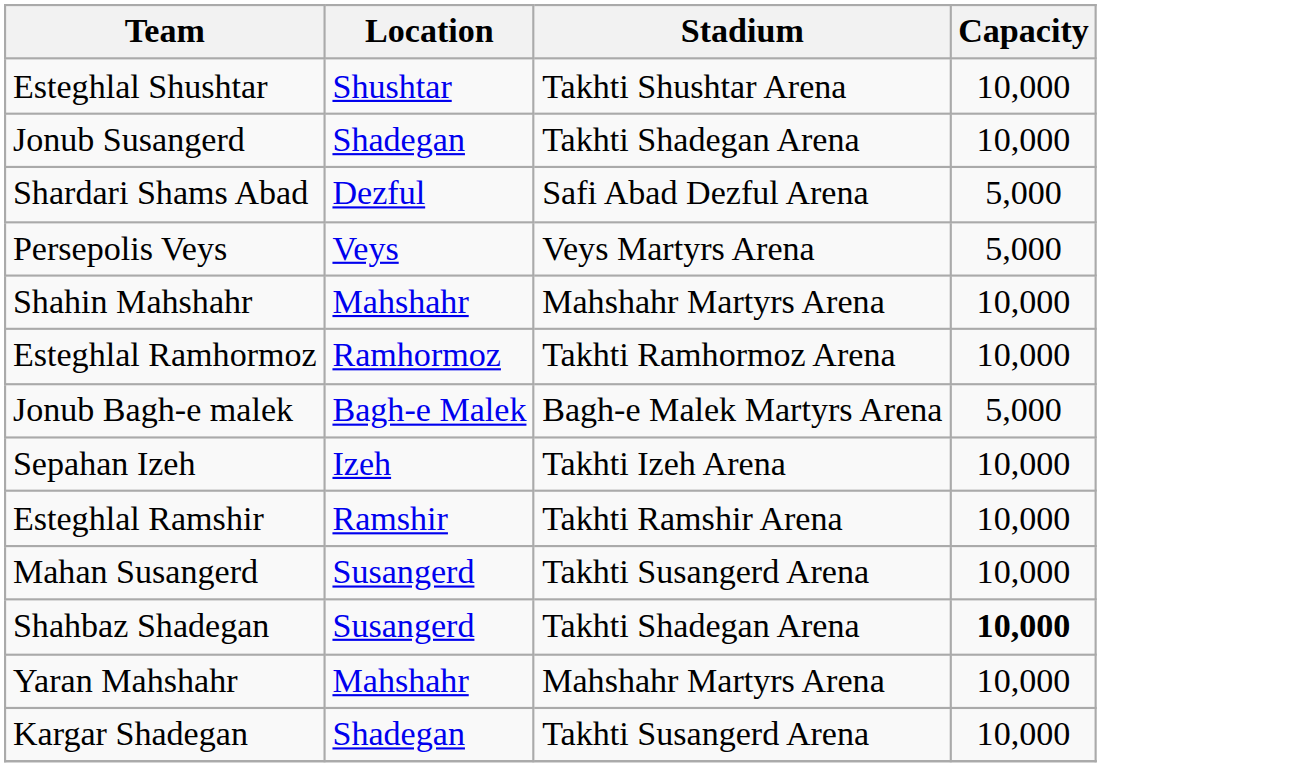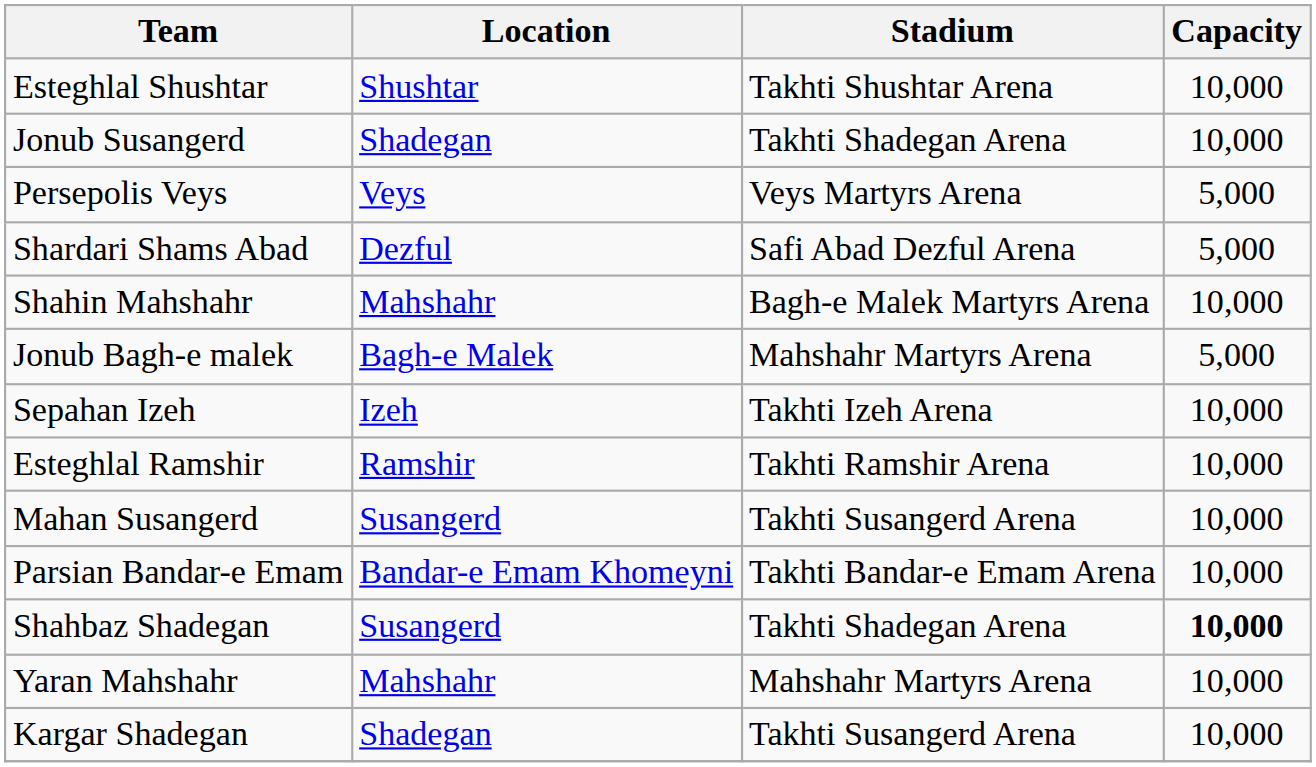rows swapped: (161, 193) <-> (120, 247)
(713, 301) Mahshahr Martyrs Arena -> (949, 301) Bagh-e Malek Martyrs Arena
- row: (165, 355)
(742, 409) Bagh-e Malek Martyrs Arena -> (920, 355) Mahshahr Martyrs Arena
+ row: (178, 572)
